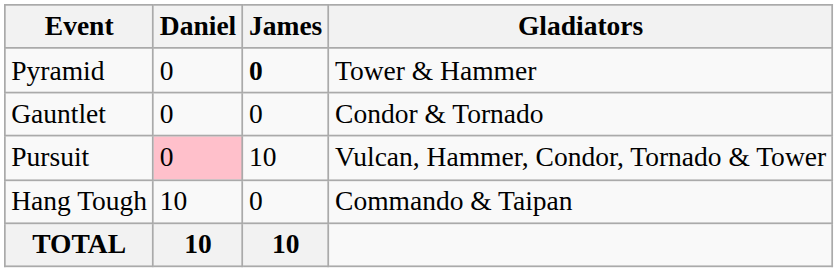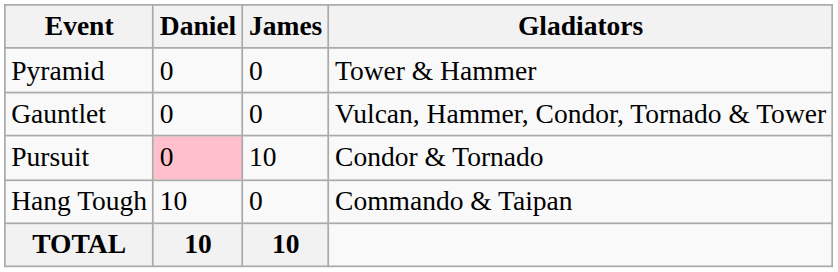(256, 69) bold -> (256, 69) normal
(439, 113) Condor & Tornado -> (581, 113) Vulcan, Hammer, Condor, Tornado & Tower
(581, 157) Vulcan, Hammer, Condor, Tornado & Tower -> (439, 157) Condor & Tornado
